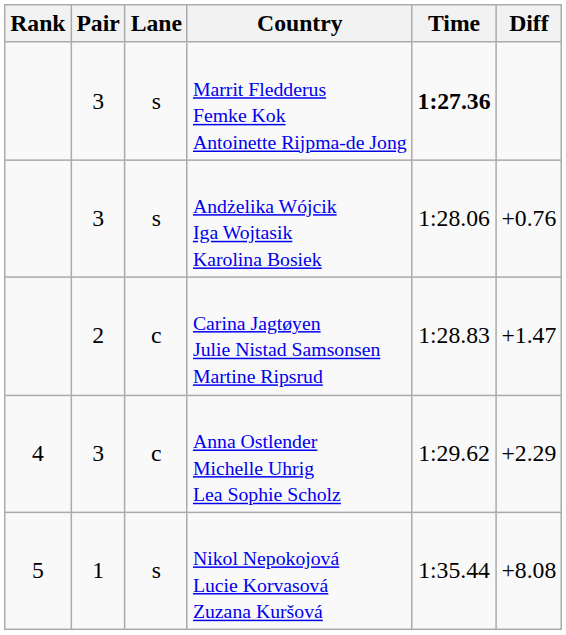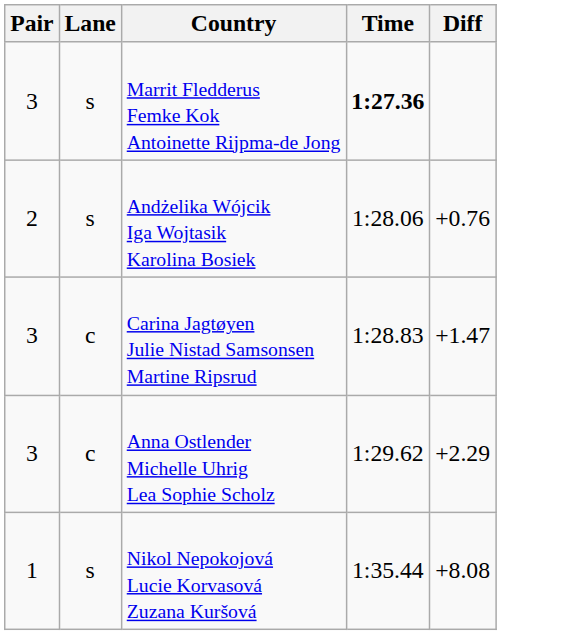- column: (38, 23)
(98, 218) 3 -> (32, 218) 2
(98, 335) 2 -> (32, 335) 3
